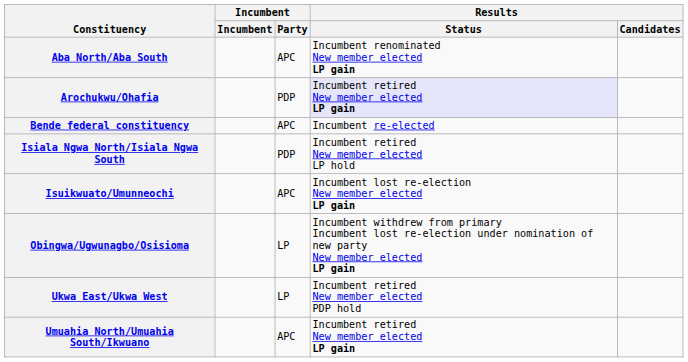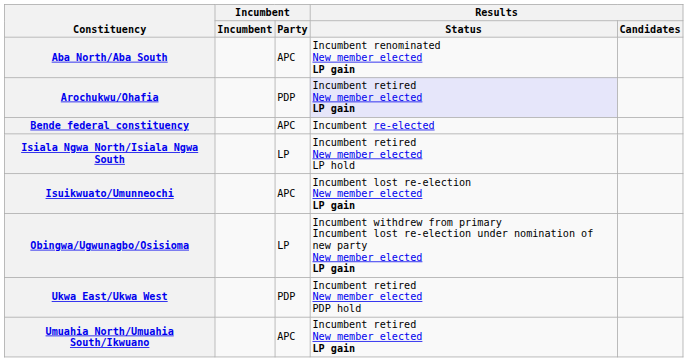(286, 154) PDP -> (283, 154) LP
(283, 297) LP -> (286, 297) PDP
